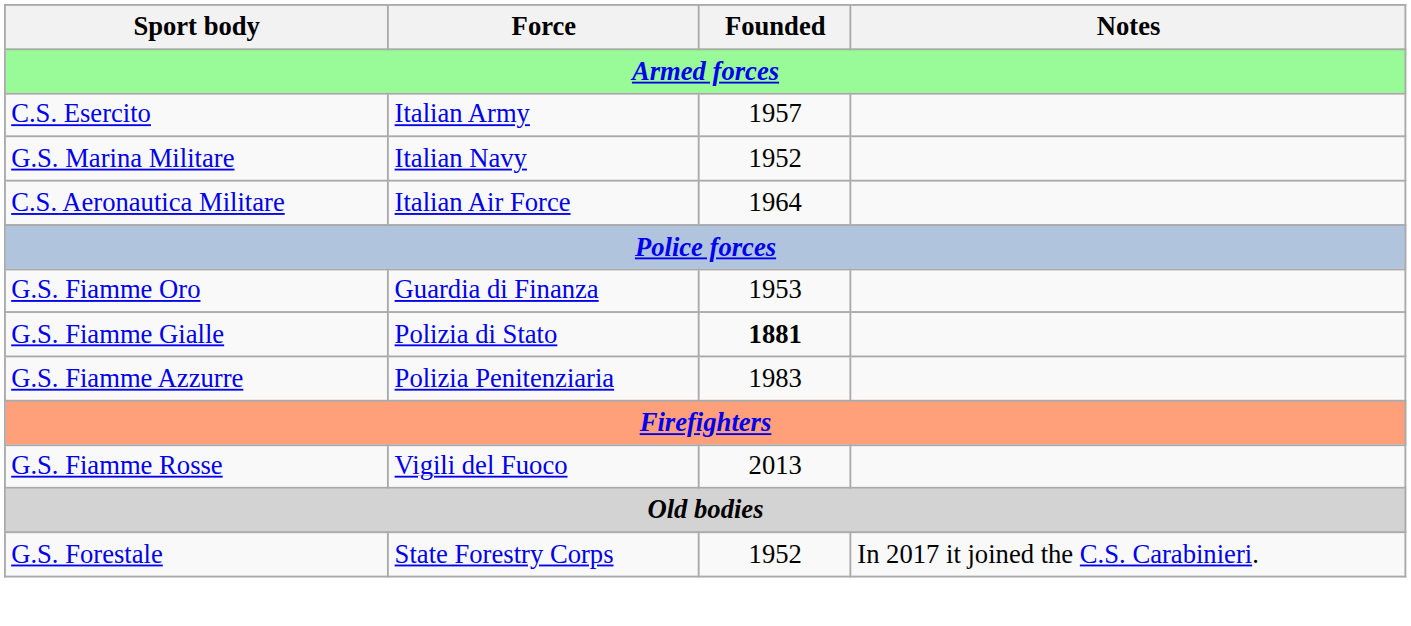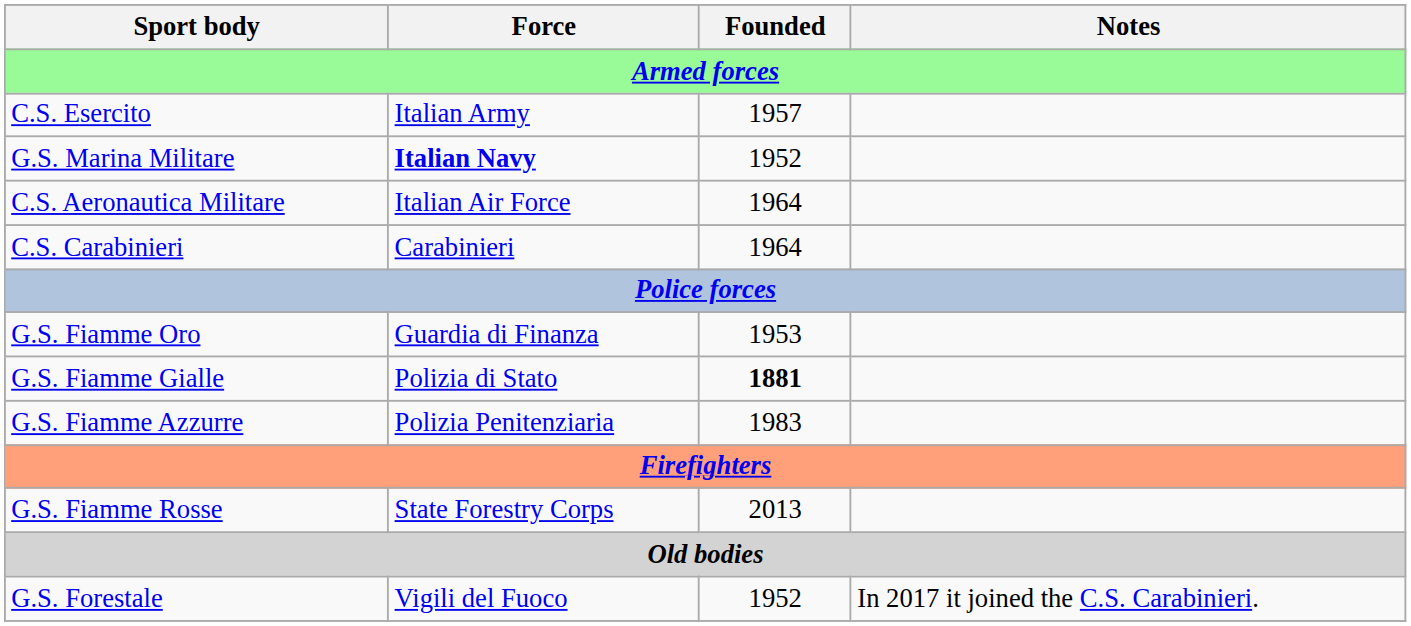(461, 158) normal -> (465, 158) bold
+ row: (97, 246)
(481, 466) Vigili del Fuoco -> (504, 510) State Forestry Corps
(504, 554) State Forestry Corps -> (481, 598) Vigili del Fuoco
